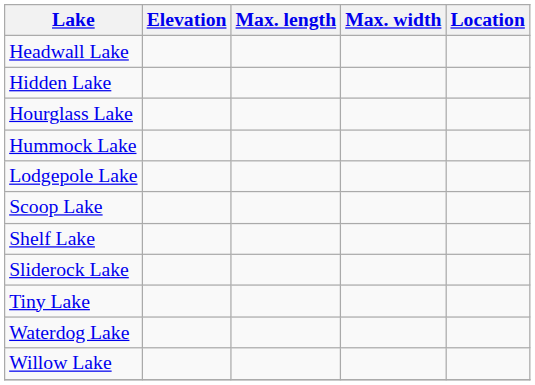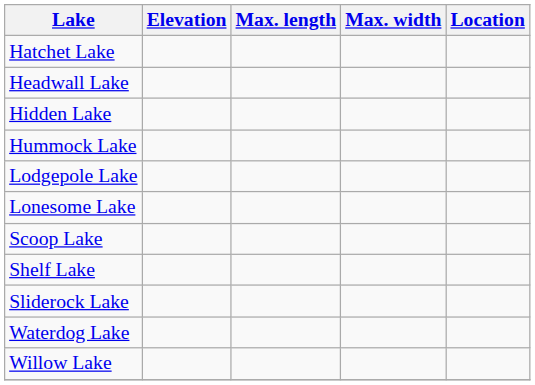+ row: (62, 51)
- row: (71, 113)
+ row: (72, 207)
- row: (50, 301)
